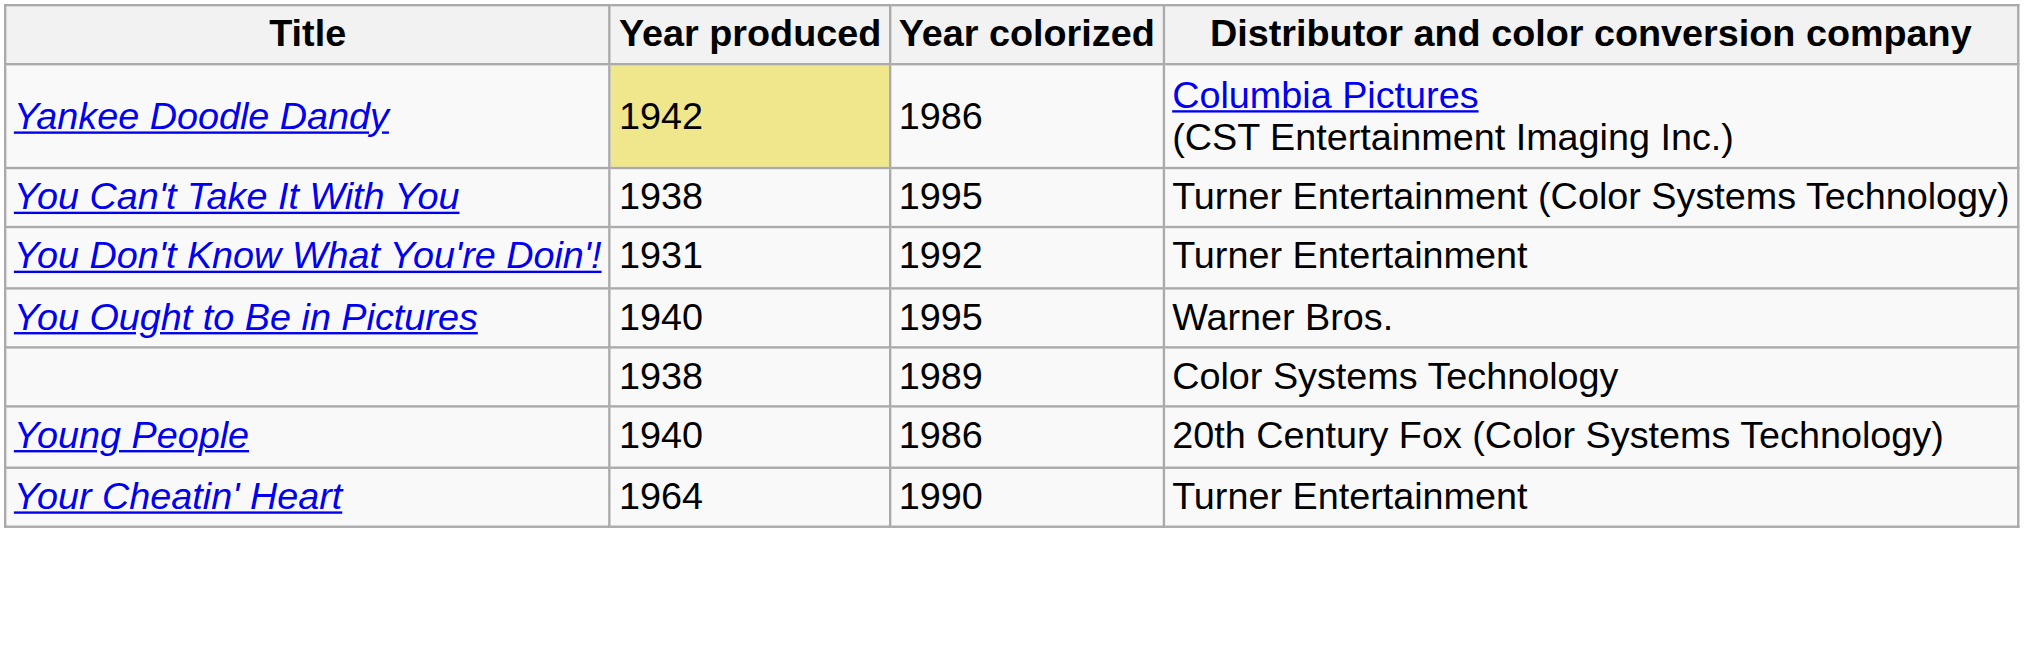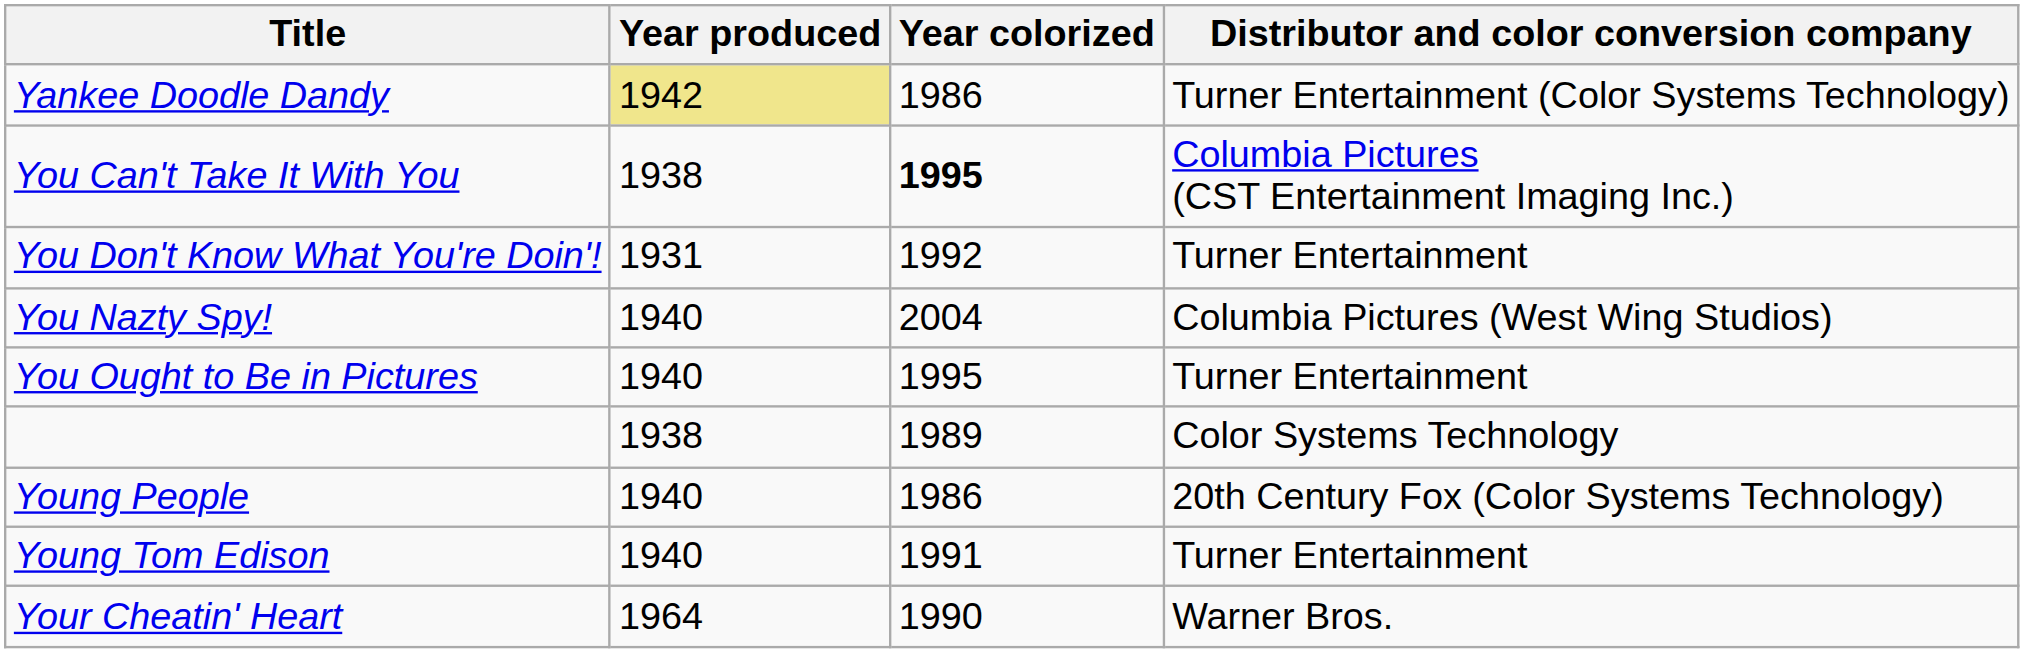(1453, 115) Columbia Pictures (CST Entertainment Imaging Inc.) -> (1591, 94) Turner Entertainment (Color Systems Technology)
(941, 196) normal -> (941, 175) bold
(1591, 196) Turner Entertainment (Color Systems Technology) -> (1453, 175) Columbia Pictures (CST Entertainment Imaging Inc.)
+ row: (143, 316)
(1283, 316) Warner Bros. -> (1350, 376) Turner Entertainment
+ row: (172, 556)
(1350, 496) Turner Entertainment -> (1283, 615) Warner Bros.
